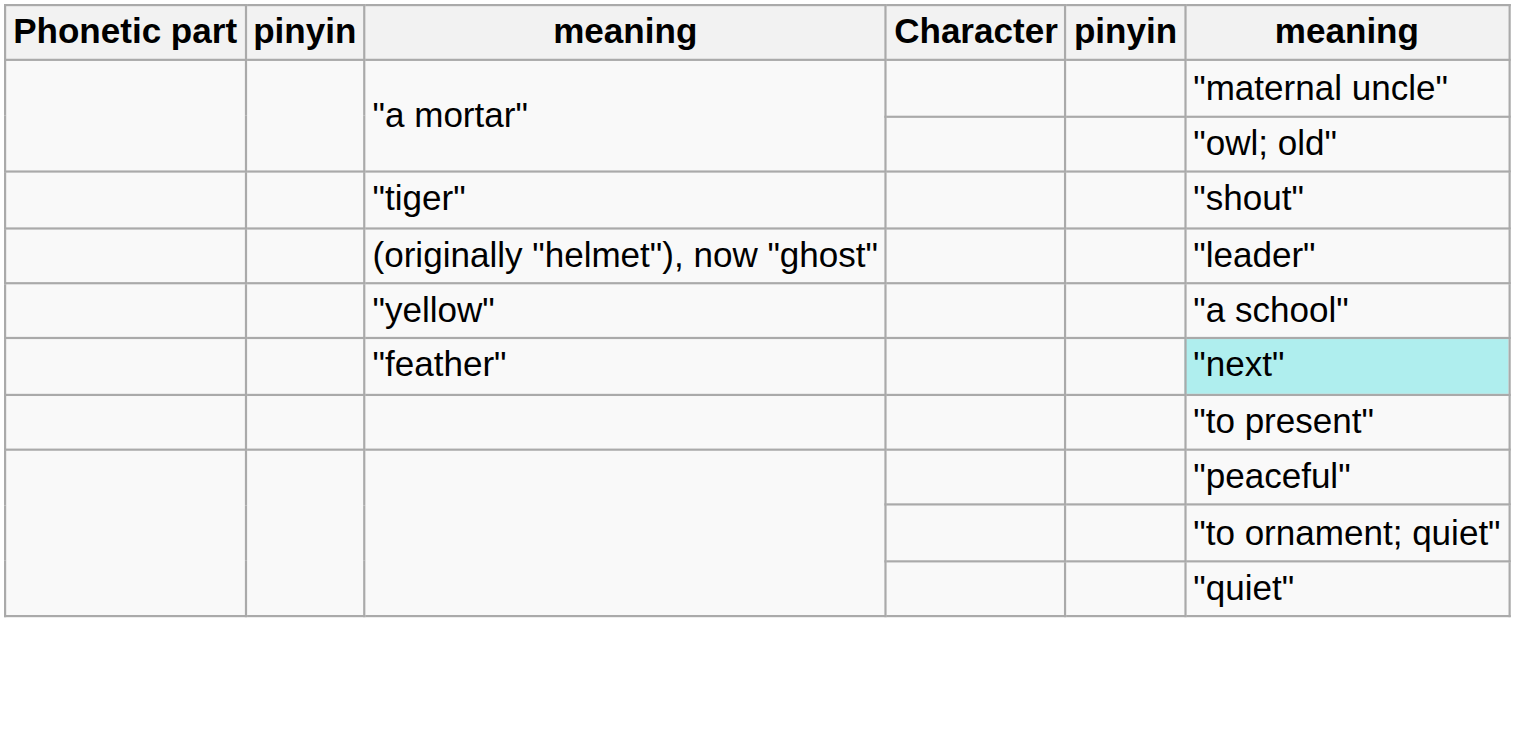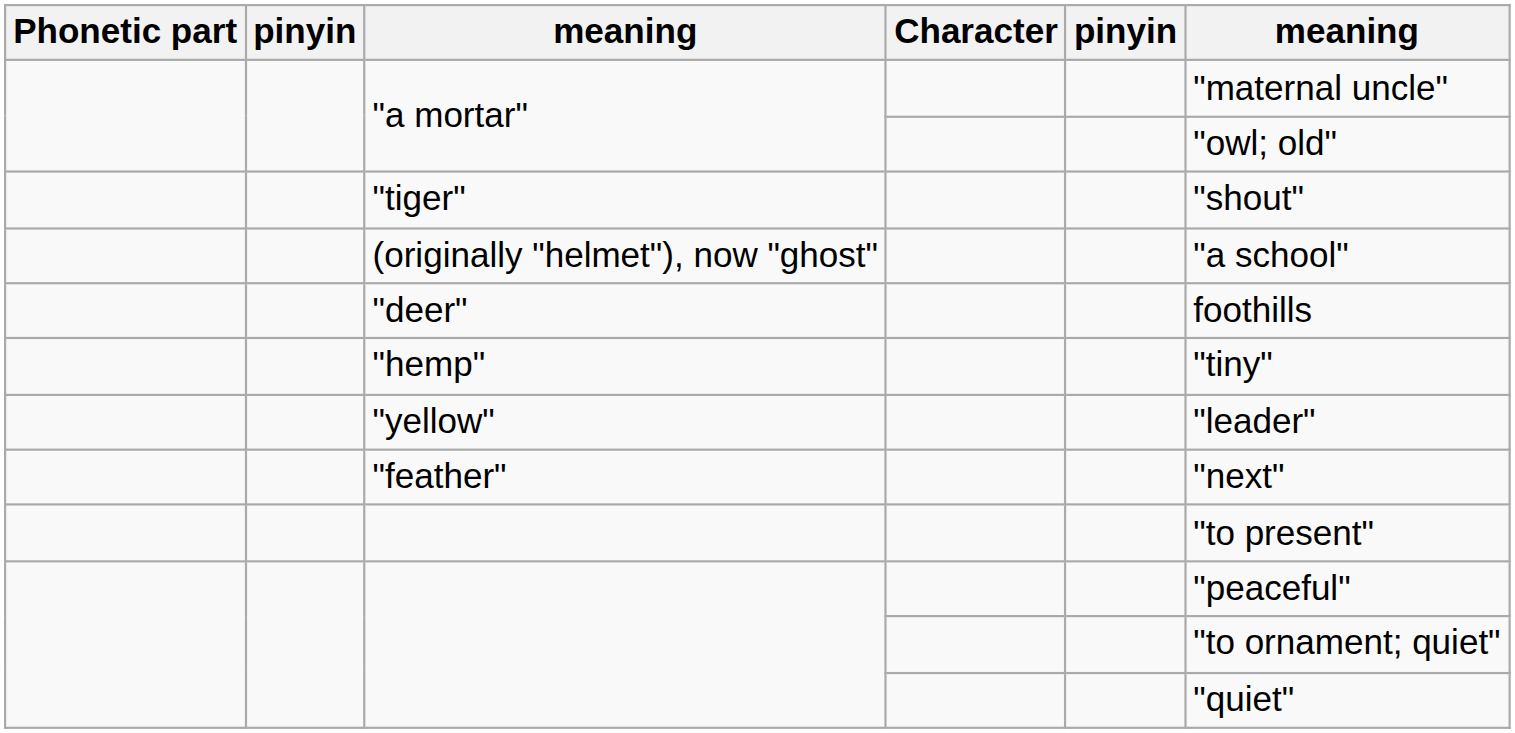(1254, 254) "leader" -> (1271, 254) "a school"
+ row: (125, 311)
+ row: (125, 366)
(1271, 310) "a school" -> (1254, 421) "leader"
(1239, 365) paleturquoise background -> (1239, 476) no background
